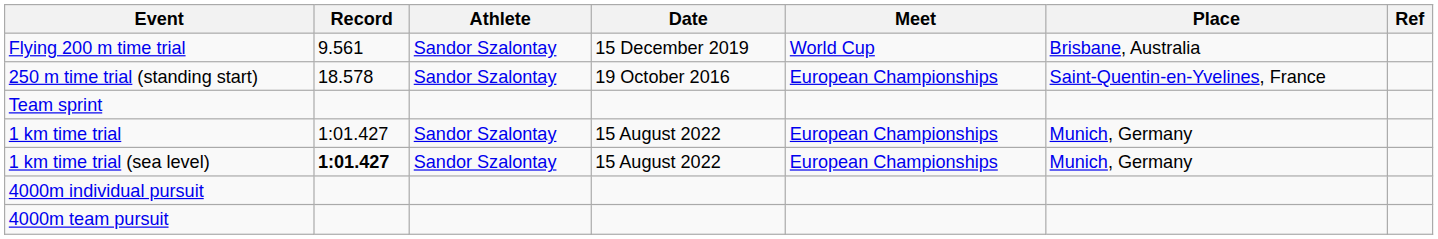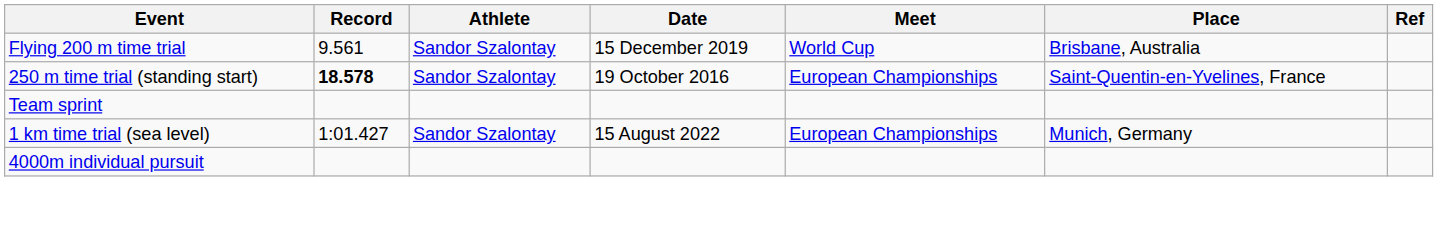(346, 76) normal -> (346, 76) bold
- row: (65, 134)
(354, 162) bold -> (353, 134) normal
- row: (89, 220)
